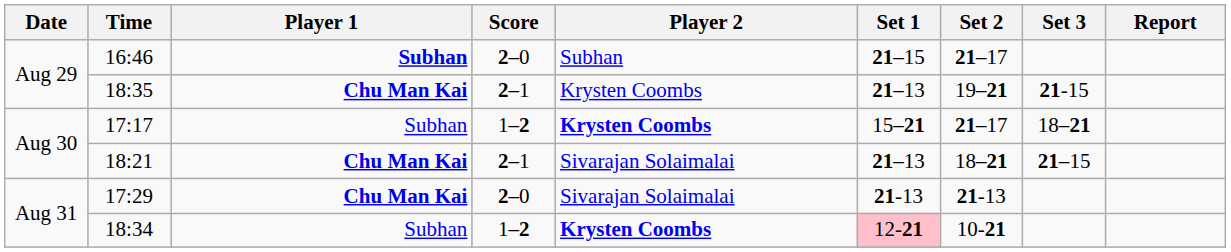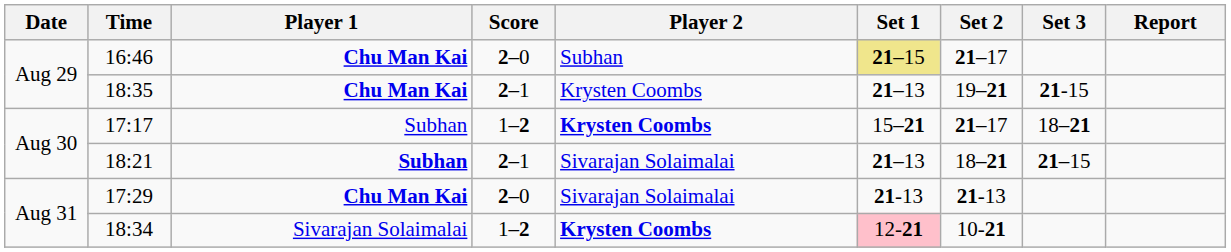(433, 56) Subhan -> (405, 56) Chu Man Kai
(898, 56) no background -> (898, 56) khaki background
(405, 160) Chu Man Kai -> (433, 160) Subhan
(436, 230) Subhan -> (380, 230) Sivarajan Solaimalai
